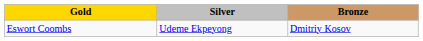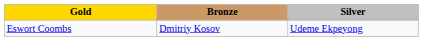columns swapped: (222, 12) <-> (353, 12)
